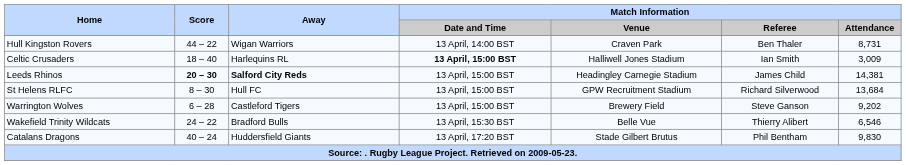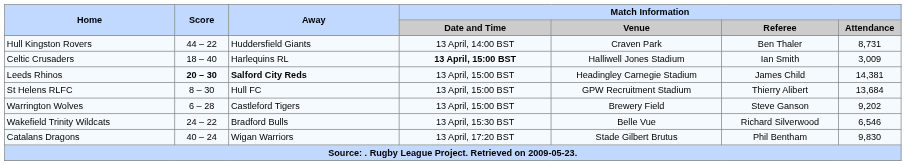(262, 43) Wigan Warriors -> (271, 43) Huddersfield Giants
(780, 90) Richard Silverwood -> (780, 90) Thierry Alibert
(780, 122) Thierry Alibert -> (780, 122) Richard Silverwood
(271, 137) Huddersfield Giants -> (262, 137) Wigan Warriors
